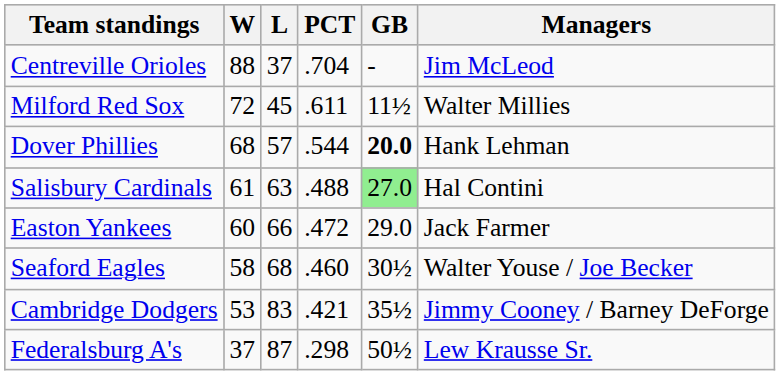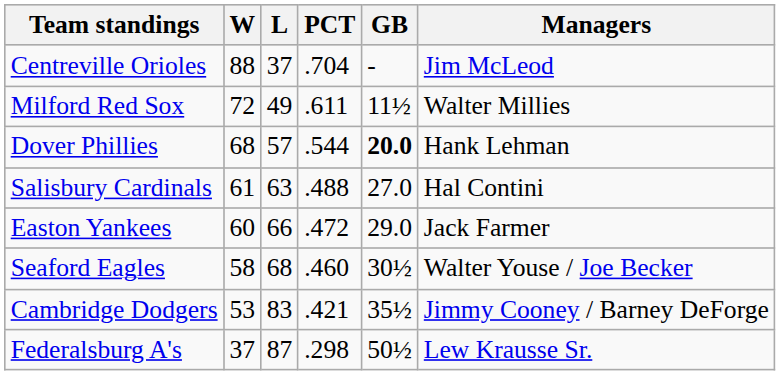(280, 106) 45 -> (280, 106) 49
(390, 187) lightgreen background -> (390, 187) no background
